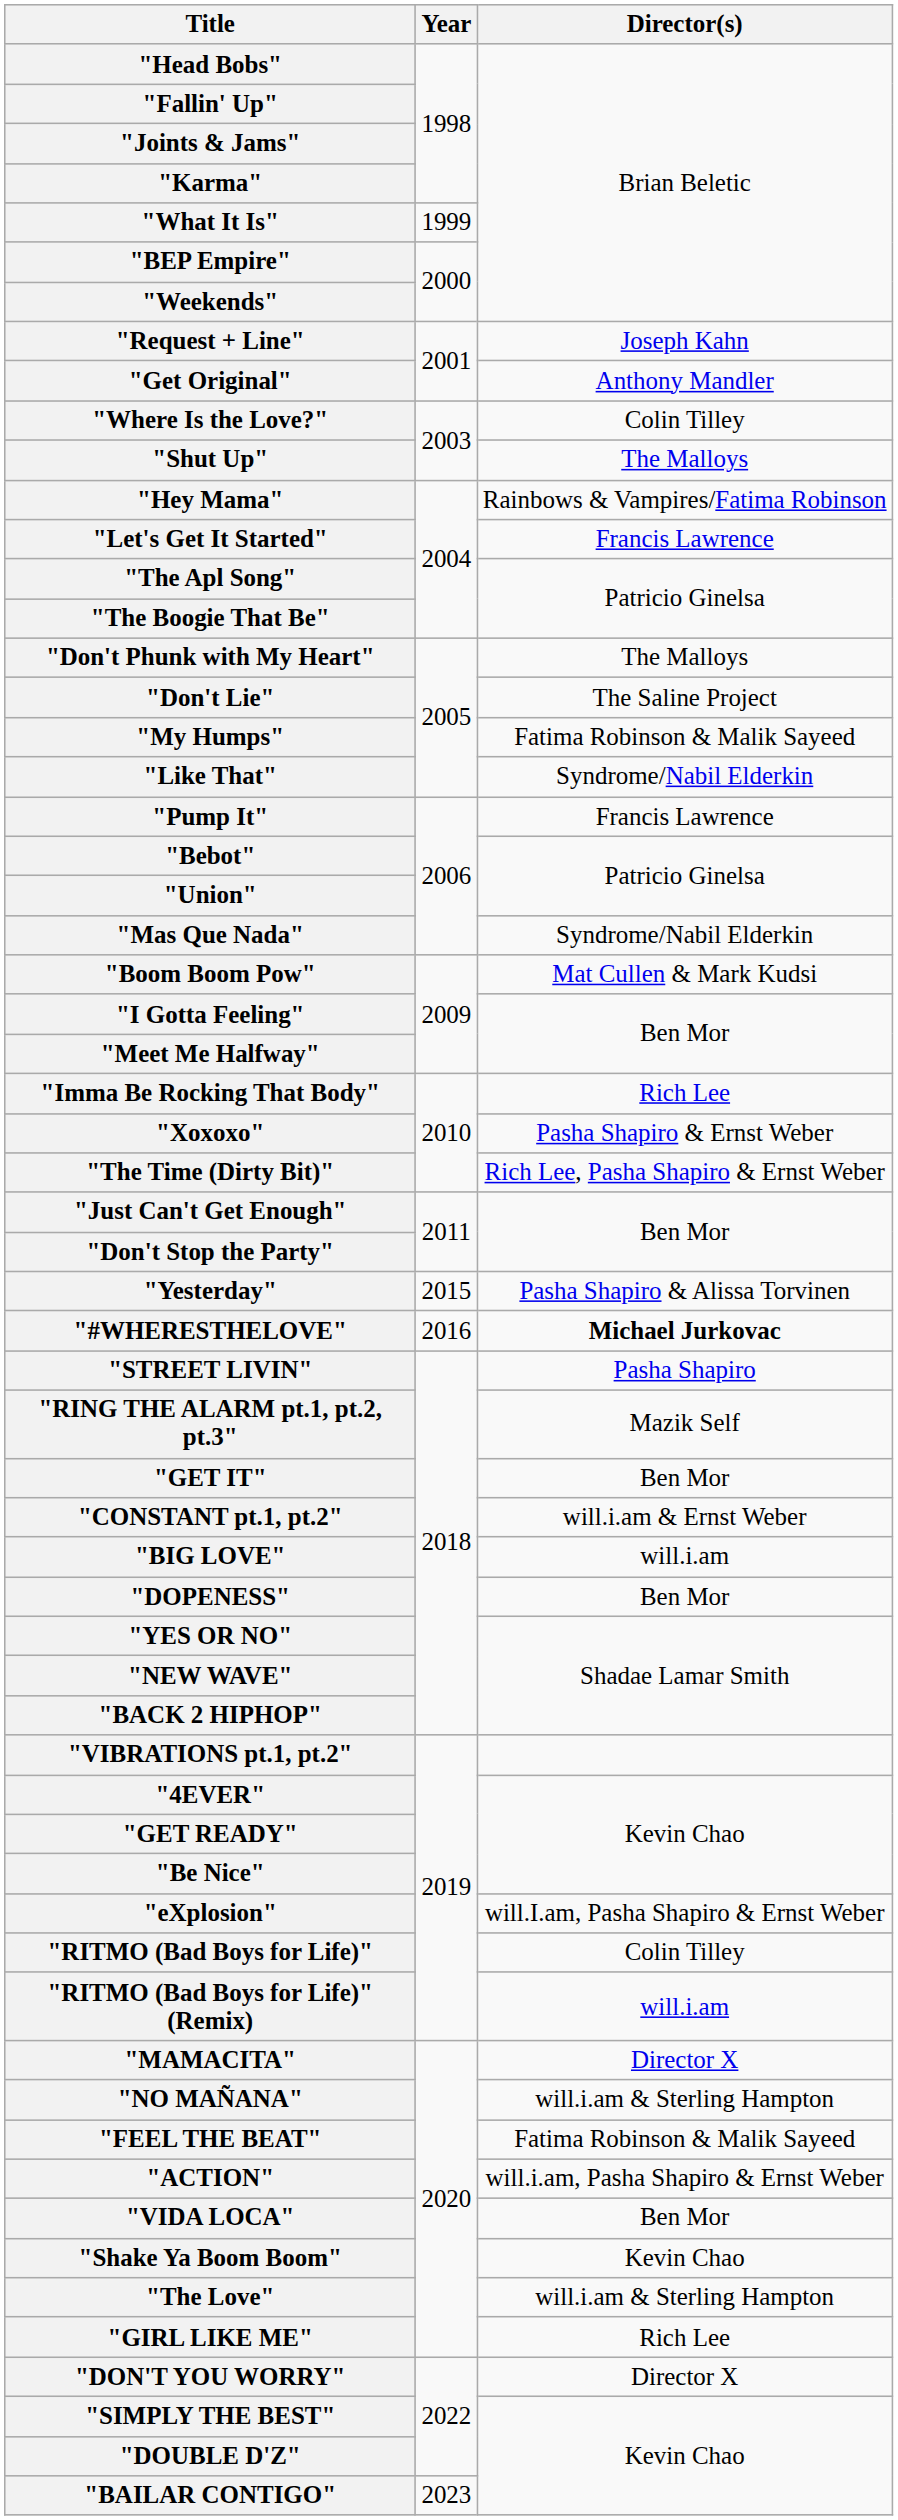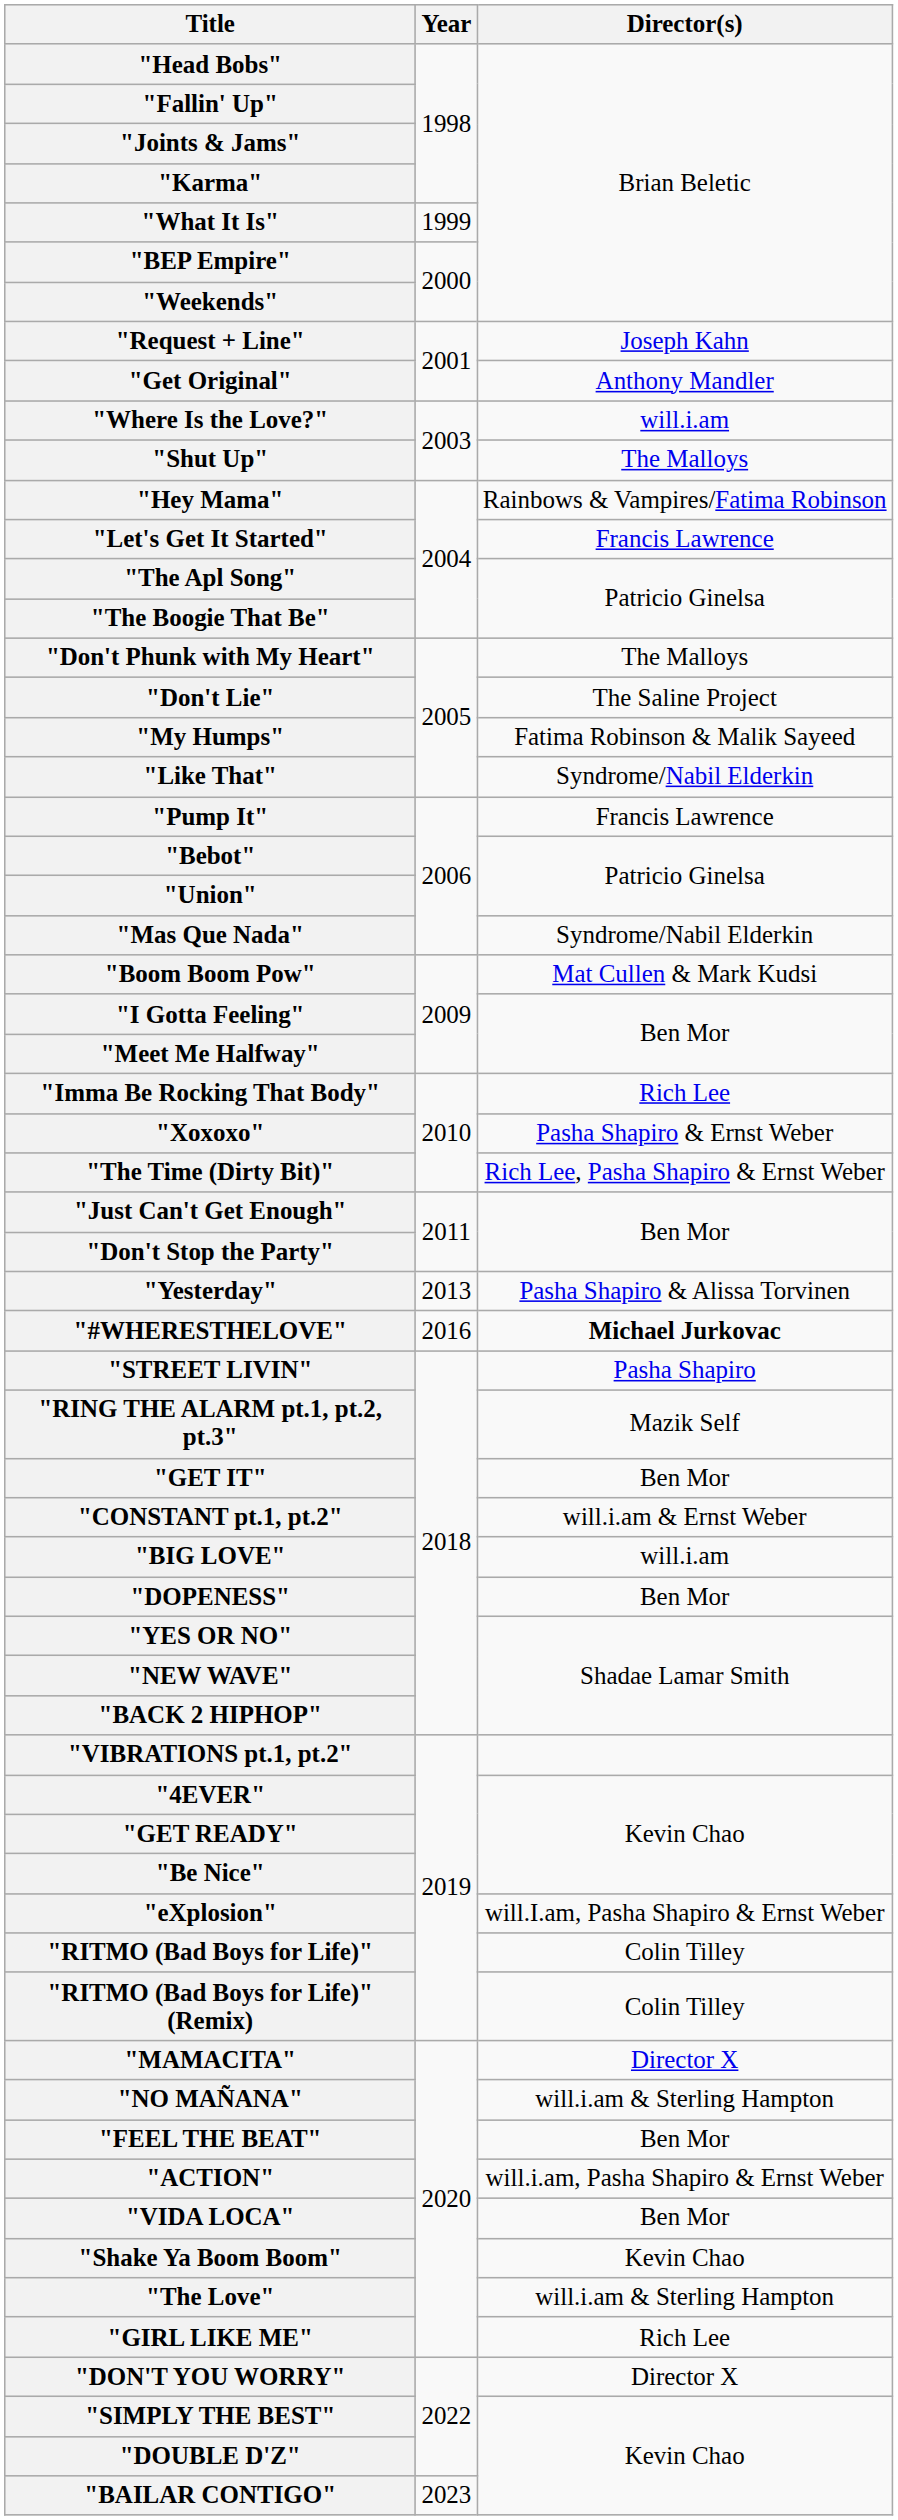(685, 420) Colin Tilley -> (685, 420) will.i.am
(446, 1291) 2015 -> (446, 1291) 2013
(685, 2006) will.i.am -> (685, 2006) Colin Tilley
(685, 2138) Fatima Robinson & Malik Sayeed -> (685, 2138) Ben Mor
